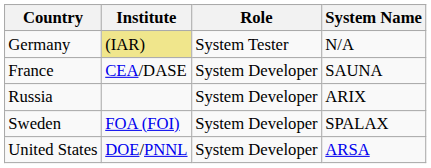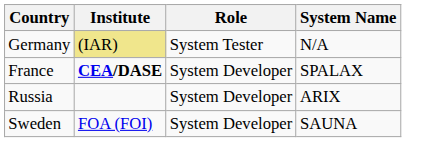(146, 70) normal -> (120, 70) bold
(354, 70) SAUNA -> (331, 70) SPALAX
(357, 123) SPALAX -> (329, 123) SAUNA
- row: (53, 149)
